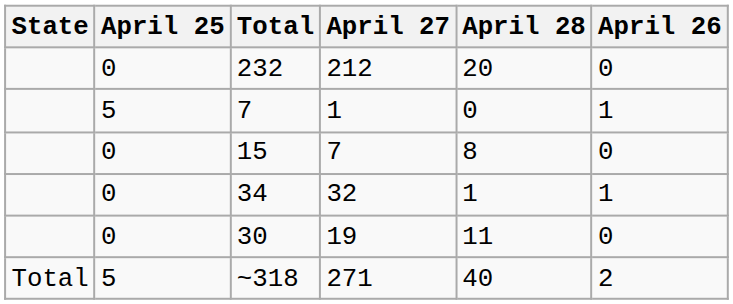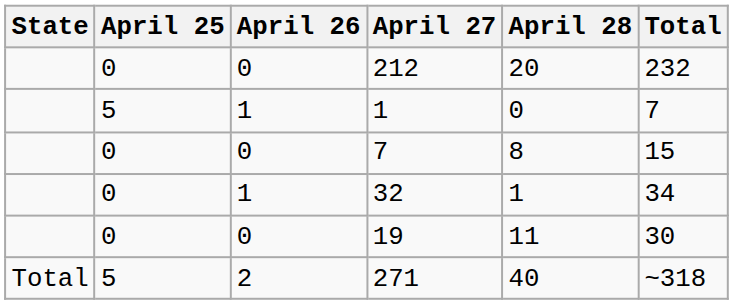columns swapped: (660, 27) <-> (275, 27)
